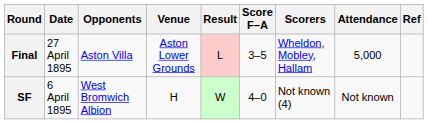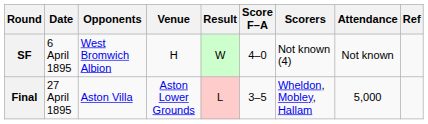rows swapped: (24, 97) <-> (24, 55)
